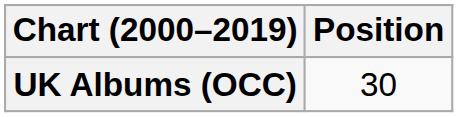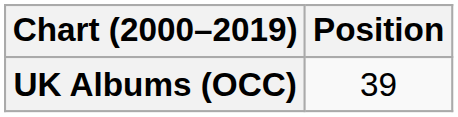(379, 83) 30 -> (379, 83) 39
